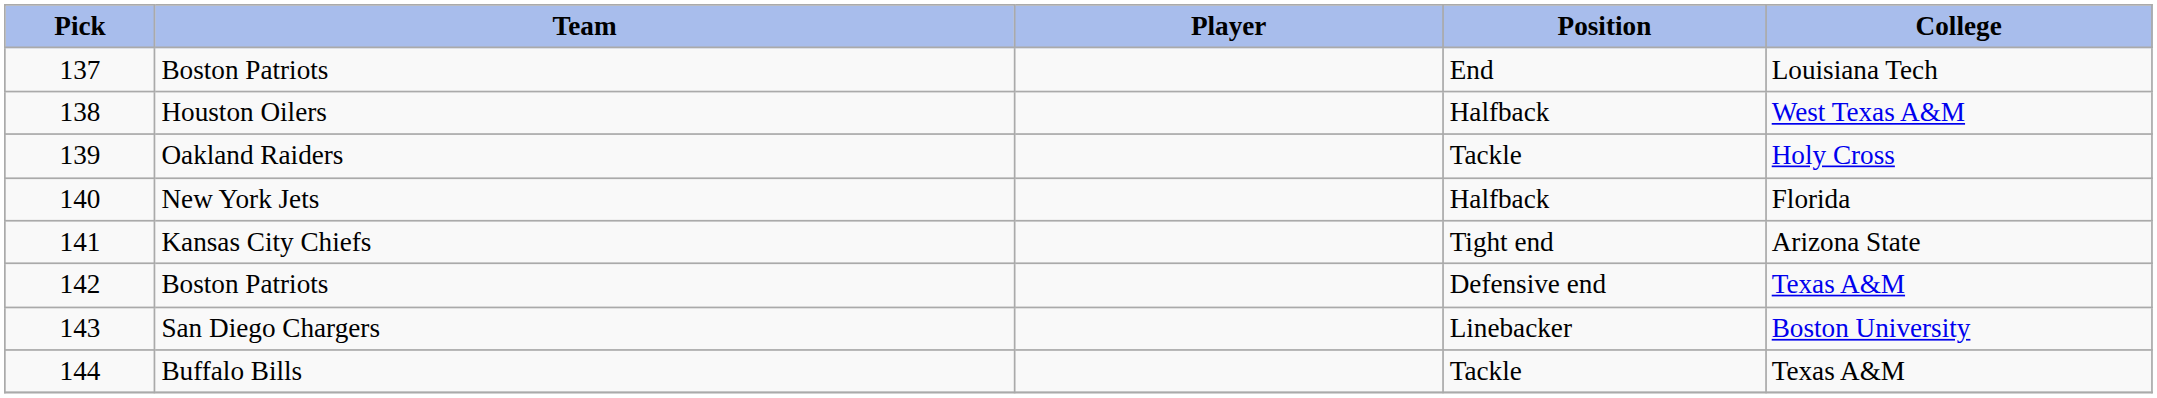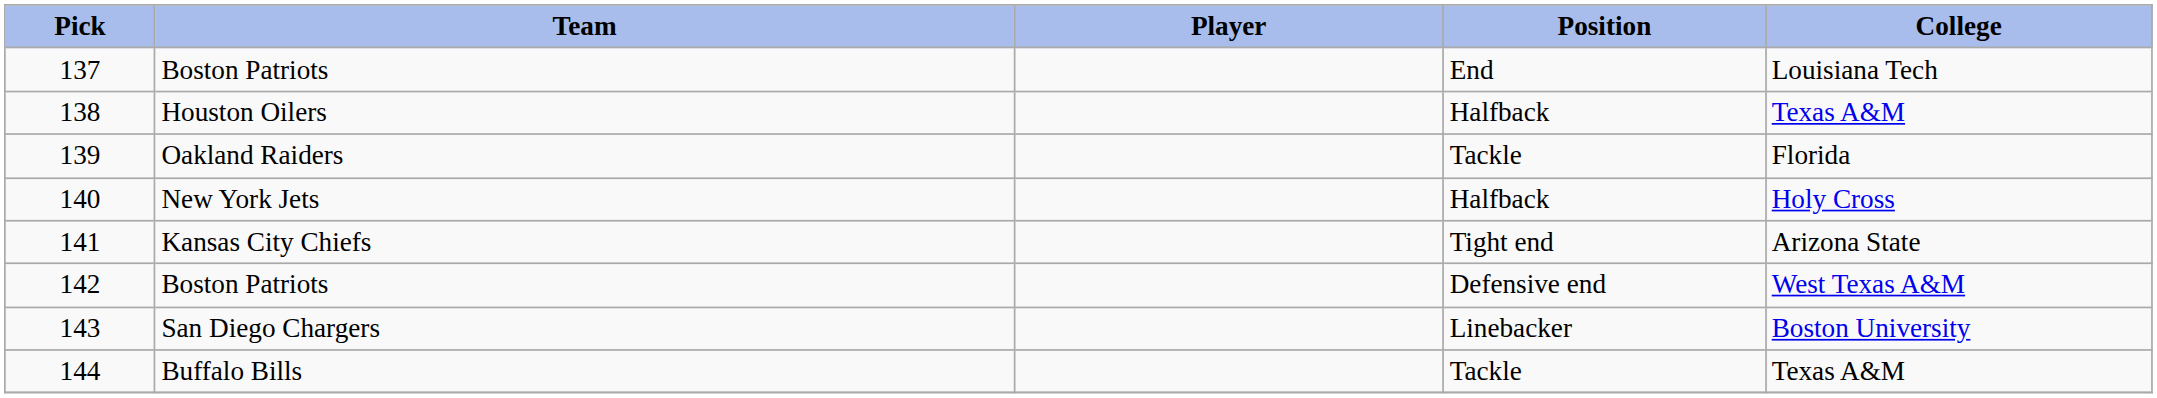(1868, 112) West Texas A&M -> (1838, 112) Texas A&M
(1833, 155) Holy Cross -> (1811, 155) Florida
(1811, 198) Florida -> (1833, 198) Holy Cross
(1838, 284) Texas A&M -> (1868, 284) West Texas A&M
